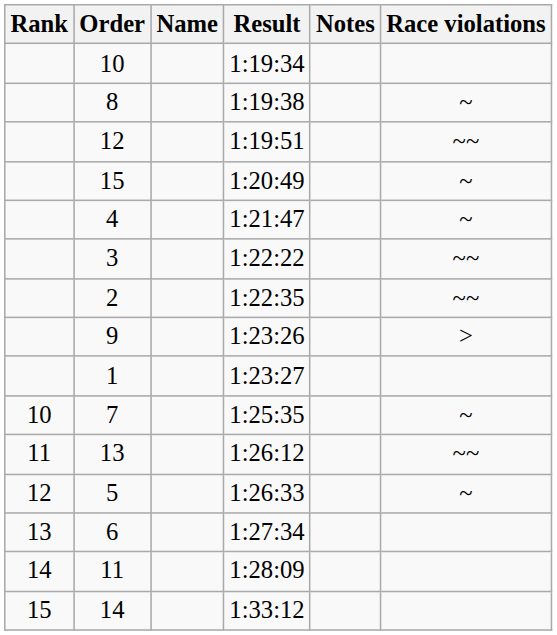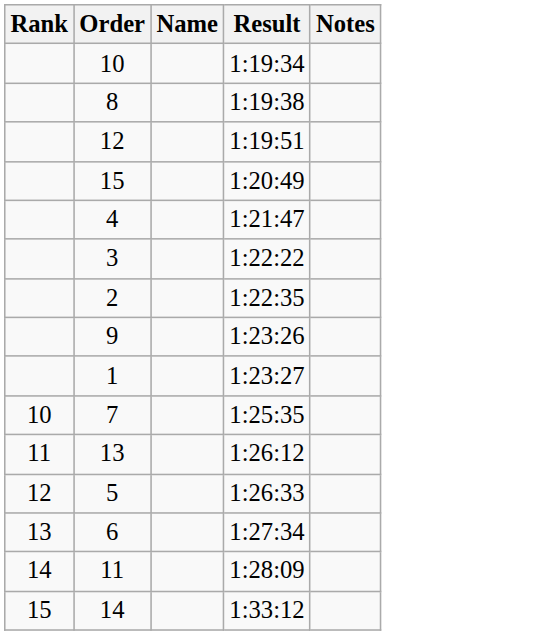- column: (466, 24)
